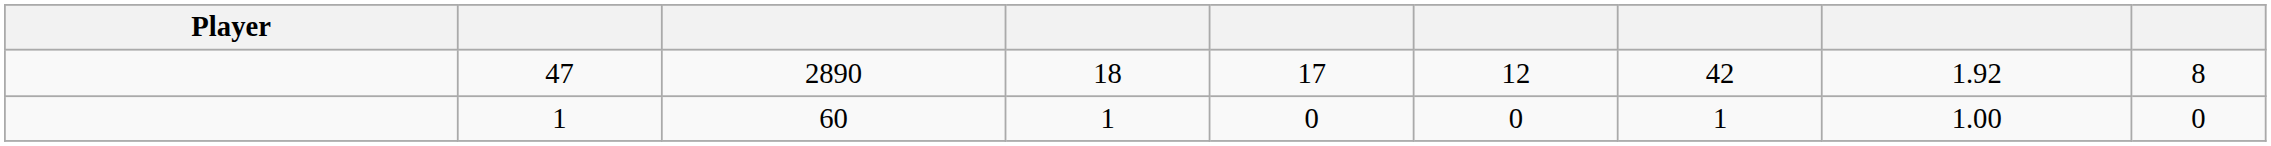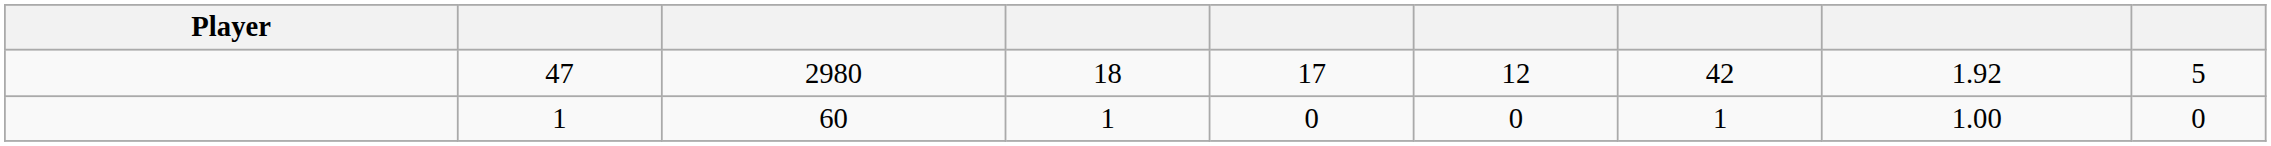(834, 72) 2890 -> (834, 72) 2980
(2198, 72) 8 -> (2198, 72) 5
